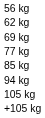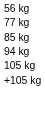- row: (17, 23)
- row: (17, 37)
